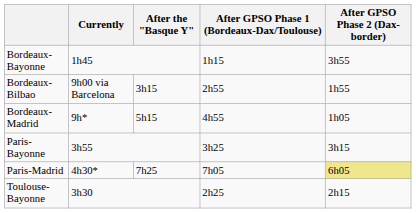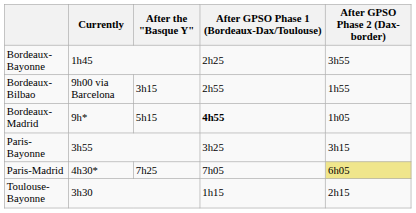(213, 60) 1h15 -> (213, 60) 2h25
(213, 118) normal -> (213, 118) bold
(213, 193) 2h25 -> (213, 193) 1h15
